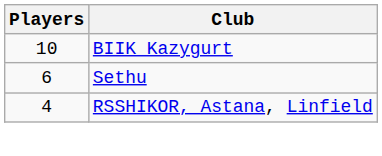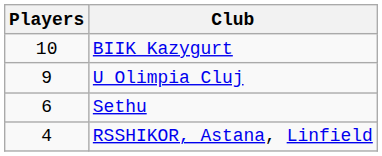+ row: (168, 78)
